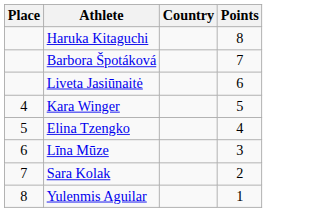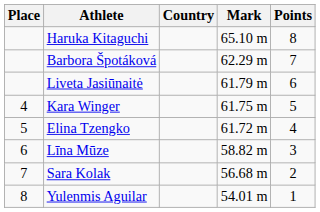+ column: (244, 15)
